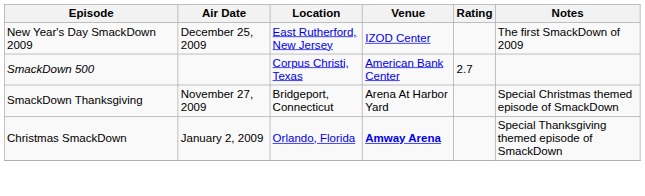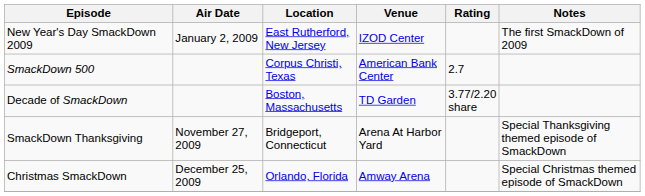(217, 38) December 25, 2009 -> (217, 38) January 2, 2009
+ row: (67, 100)
(565, 100) Special Christmas themed episode of SmackDown -> (556, 138) Special Thanksgiving themed episode of SmackDown
(222, 138) January 2, 2009 -> (212, 176) December 25, 2009
(403, 138) bold -> (394, 176) normal
(552, 138) Special Thanksgiving themed episode of SmackDown -> (569, 176) Special Christmas themed episode of SmackDown
